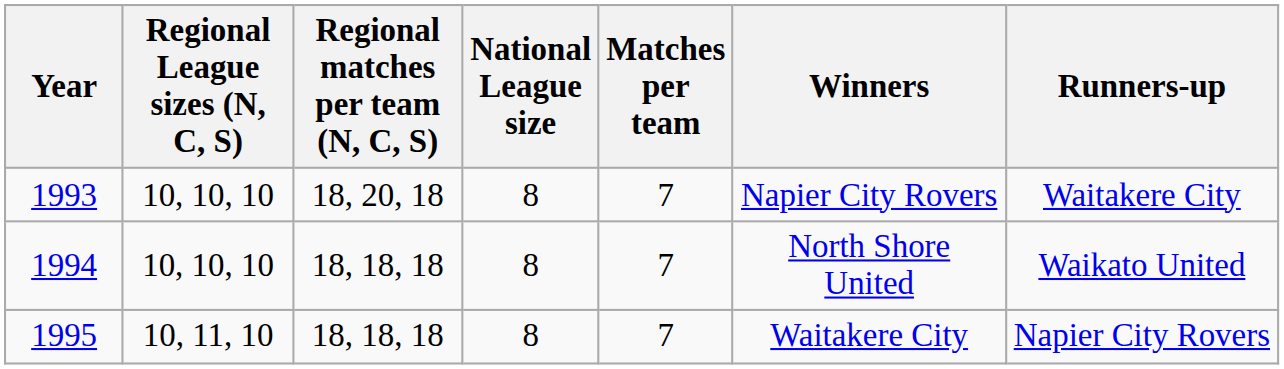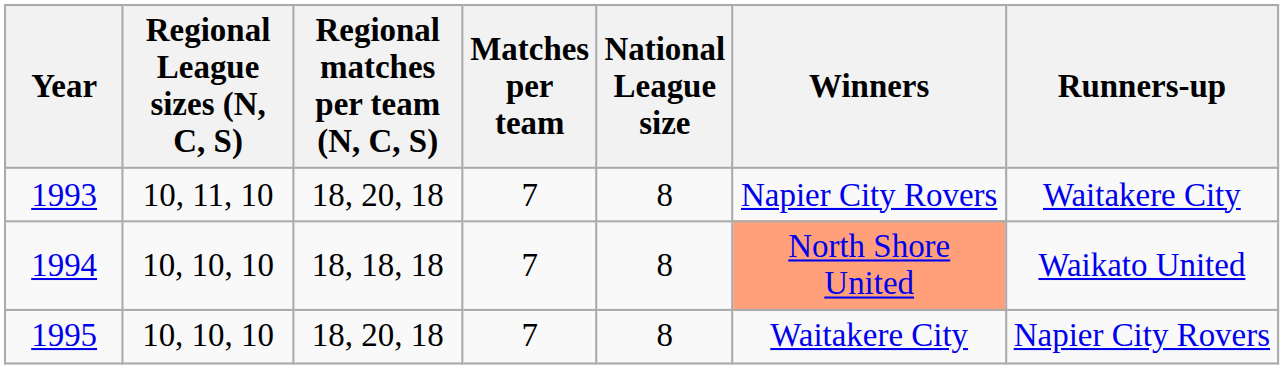columns swapped: (531, 86) <-> (666, 86)
(208, 194) 10, 10, 10 -> (208, 194) 10, 11, 10
(869, 264) no background -> (869, 264) lightsalmon background
(208, 335) 10, 11, 10 -> (208, 335) 10, 10, 10
(378, 335) 18, 18, 18 -> (378, 335) 18, 20, 18
